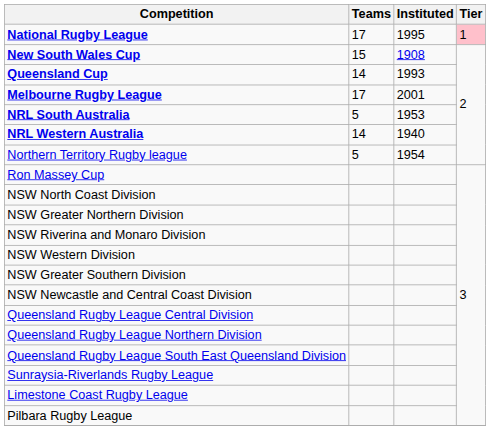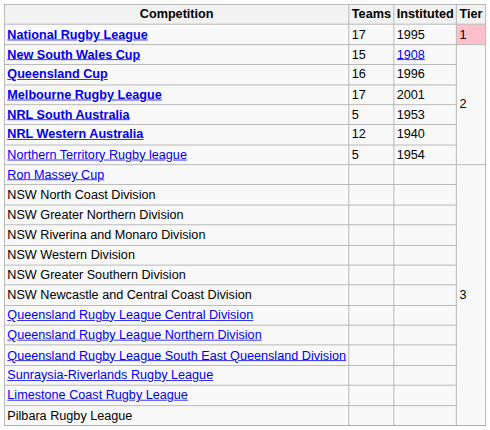(359, 74) 14 -> (359, 74) 16
(411, 74) 1993 -> (411, 74) 1996
(359, 134) 14 -> (359, 134) 12
